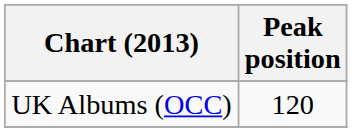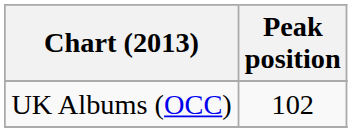(293, 103) 120 -> (293, 103) 102
